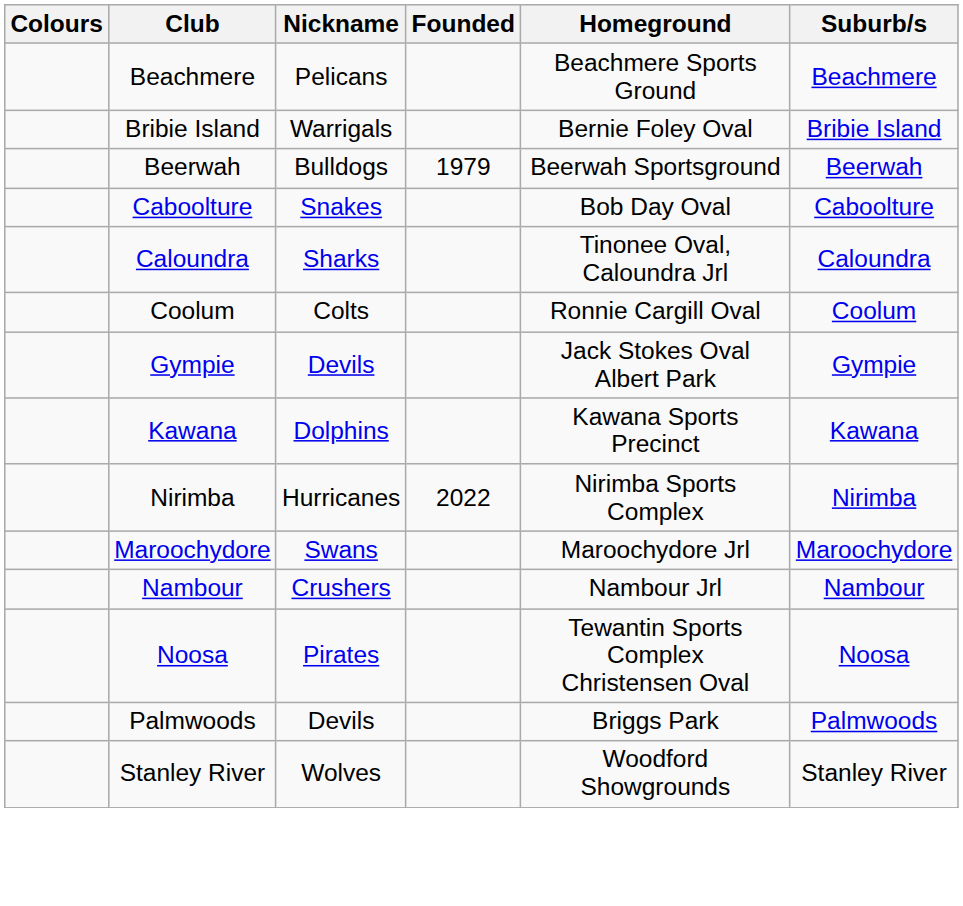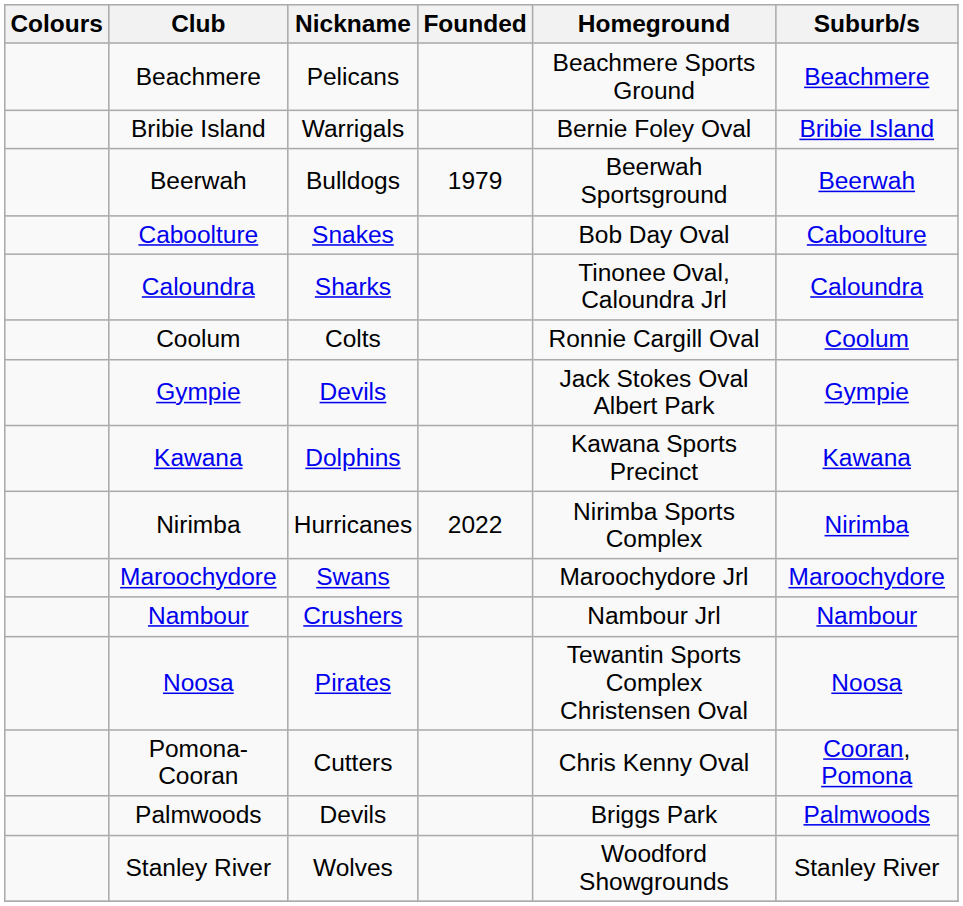+ row: (198, 762)
